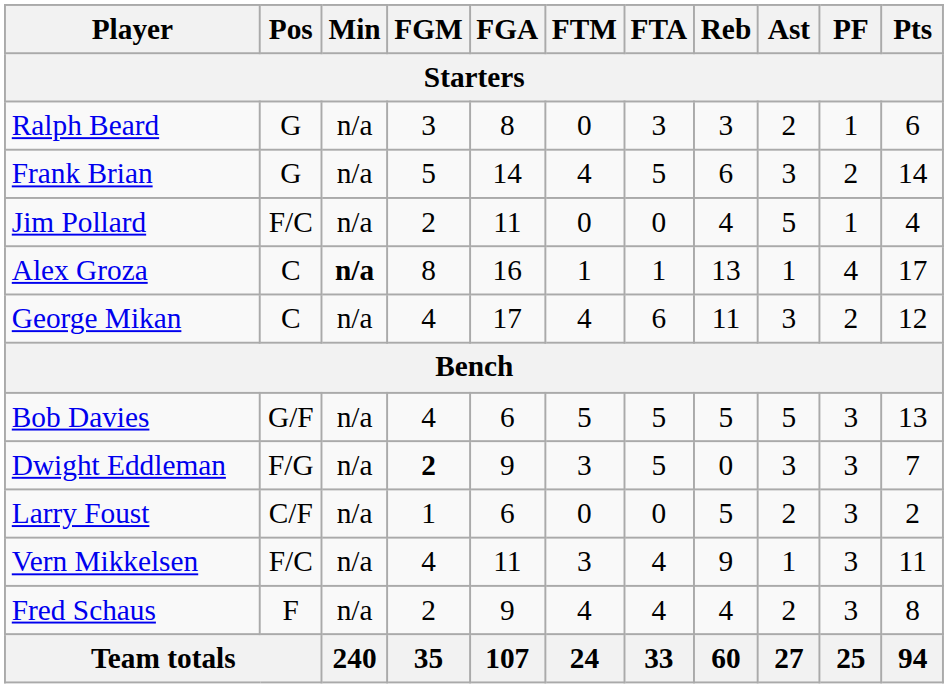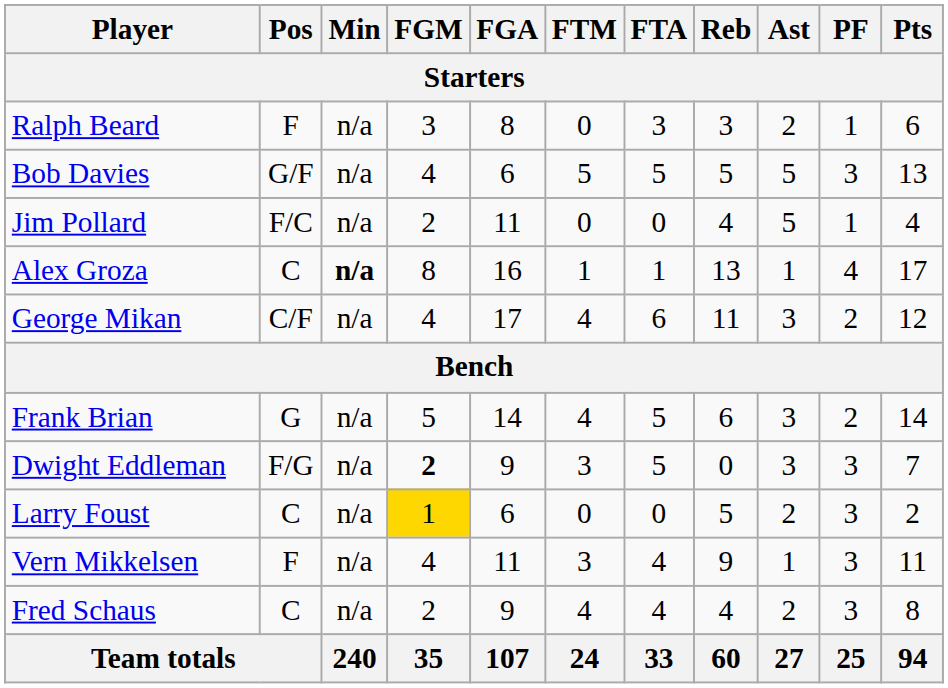(291, 125) G -> (291, 125) F
rows swapped: (81, 415) <-> (82, 173)
(291, 319) C -> (291, 319) C/F
(291, 512) C/F -> (291, 512) C
(429, 512) no background -> (429, 512) gold background
(291, 560) F/C -> (291, 560) F
(291, 609) F -> (291, 609) C
